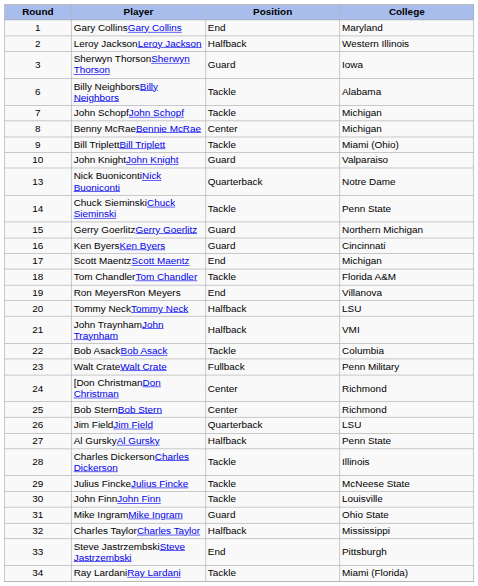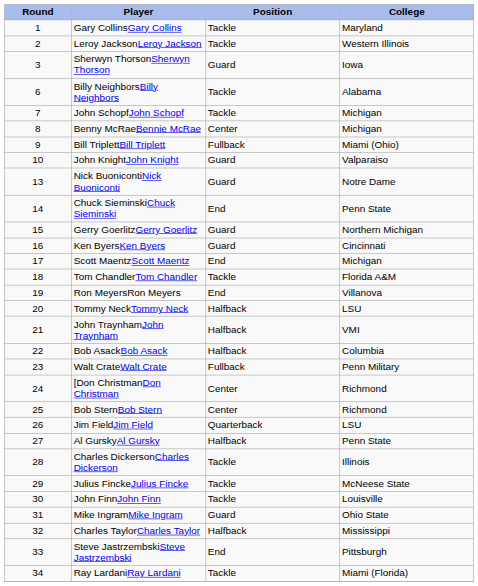(217, 28) End -> (222, 28) Tackle
(227, 43) Halfback -> (222, 43) Tackle
(222, 144) Tackle -> (226, 144) Fullback
(235, 181) Quarterback -> (222, 181) Guard
(222, 208) Tackle -> (217, 208) End
(222, 351) Tackle -> (227, 351) Halfback
